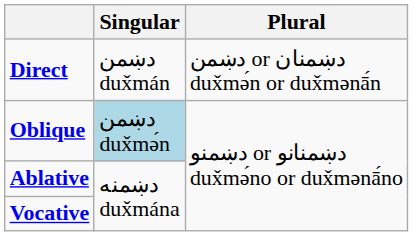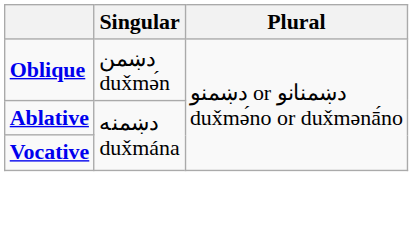- row: (39, 69)
(135, 131) lightblue background -> (135, 70) no background
